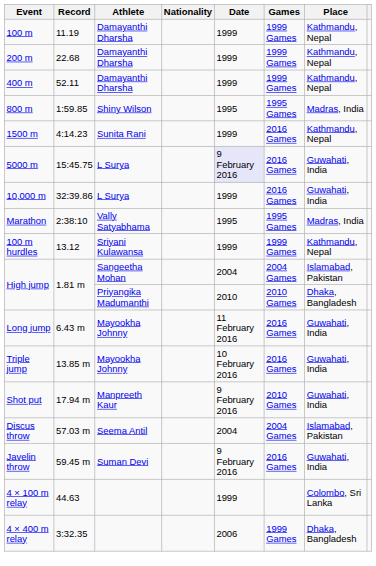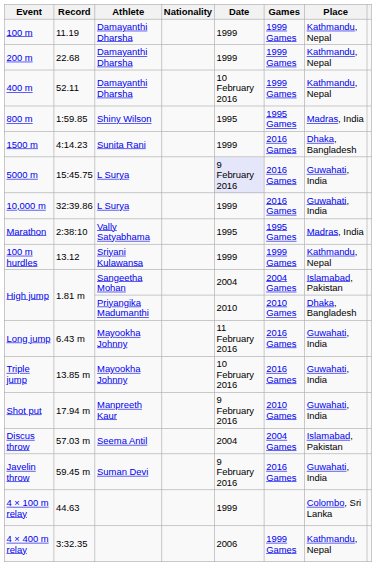(227, 83) 1999 -> (235, 88) 10 February 2016
(332, 134) Kathmandu, Nepal -> (332, 145) Dhaka, Bangladesh
(332, 533) Dhaka, Bangladesh -> (332, 544) Kathmandu, Nepal
